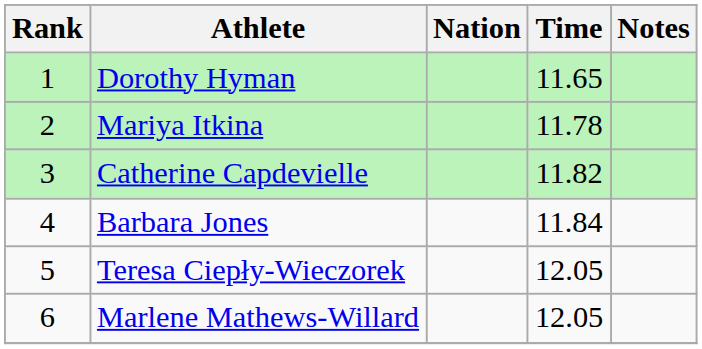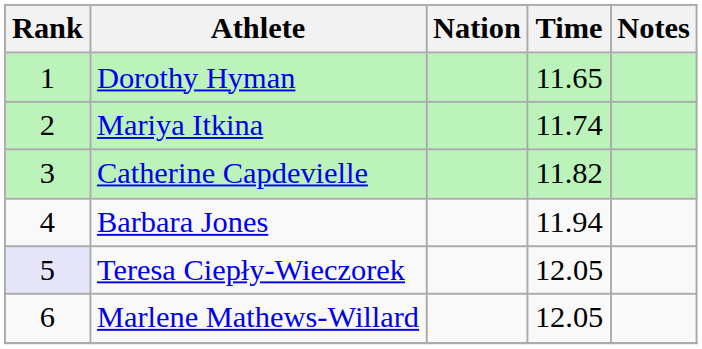(569, 125) 11.78 -> (569, 125) 11.74
(569, 221) 11.84 -> (569, 221) 11.94
(47, 269) no background -> (47, 269) lavender background
